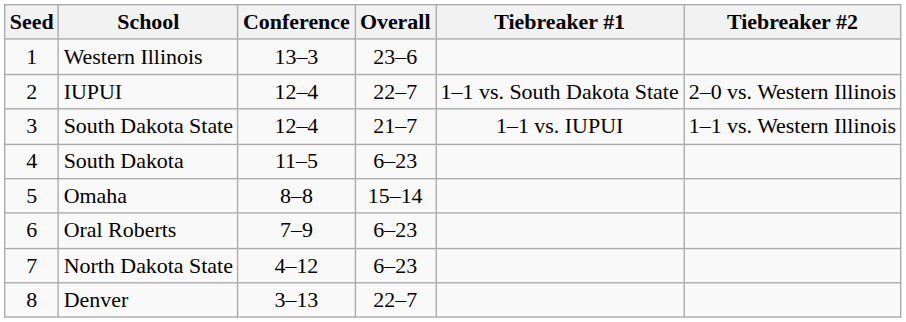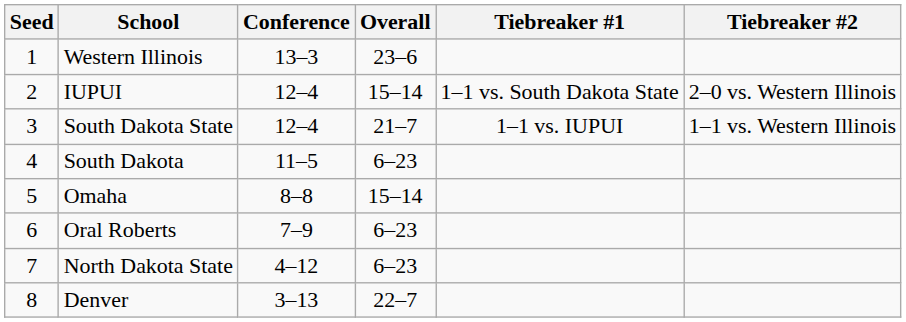(395, 91) 22–7 -> (395, 91) 15–14
